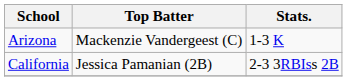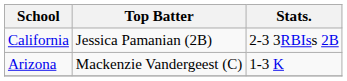rows swapped: (38, 64) <-> (32, 40)
